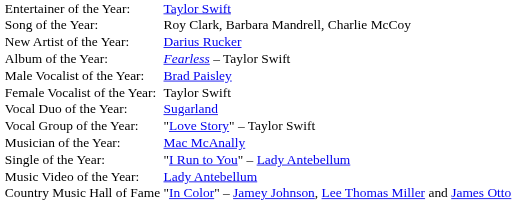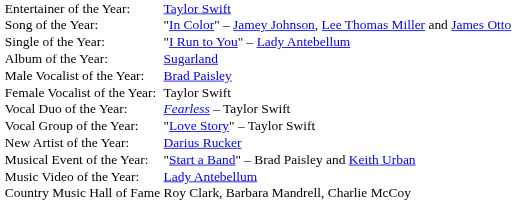(287, 25) Roy Clark, Barbara Mandrell, Charlie McCoy -> (337, 25) "In Color" – Jamey Johnson, Lee Thomas Miller and James Otto
rows swapped: (55, 159) <-> (67, 42)
(227, 58) Fearless – Taylor Swift -> (191, 58) Sugarland
(191, 109) Sugarland -> (227, 109) Fearless – Taylor Swift
- row: (63, 142)
+ row: (77, 159)
(337, 193) "In Color" – Jamey Johnson, Lee Thomas Miller and James Otto -> (287, 193) Roy Clark, Barbara Mandrell, Charlie McCoy
